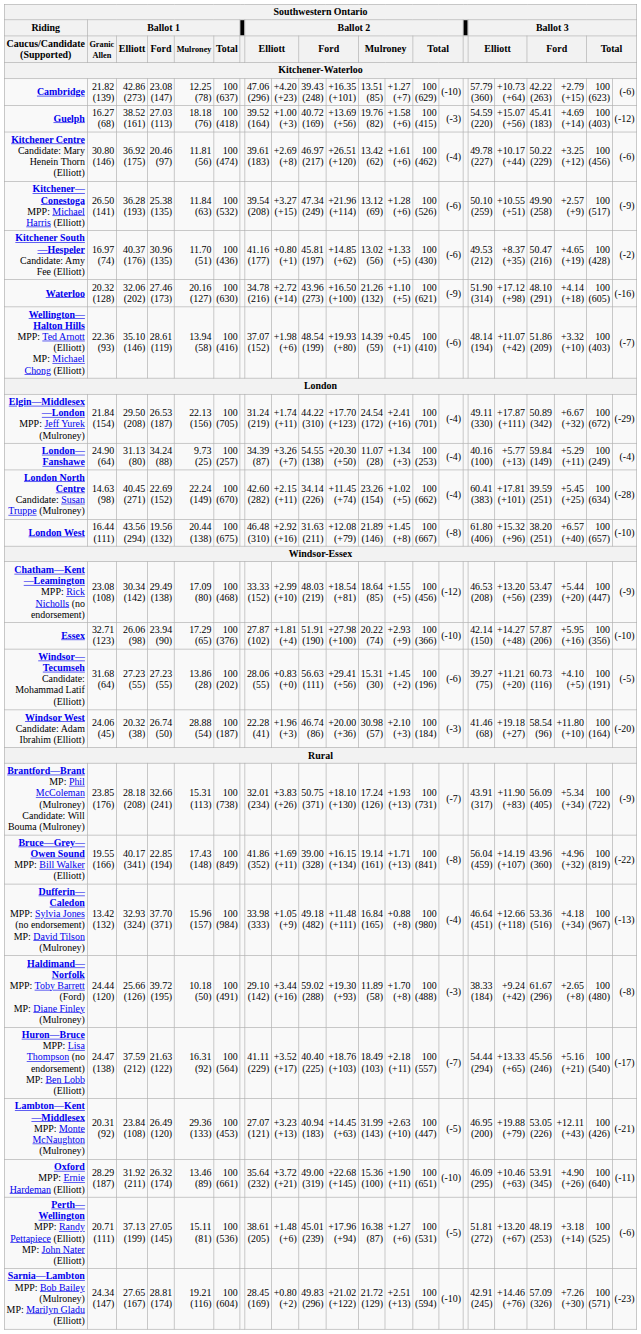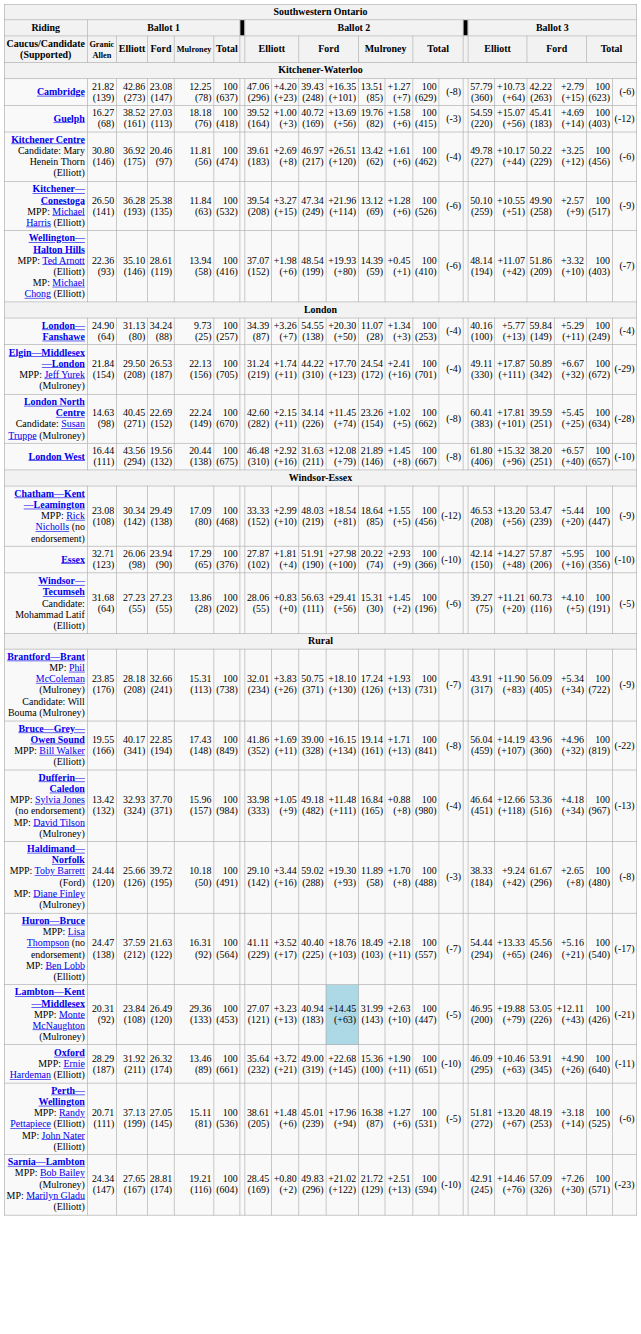(451, 92) (-10) -> (454, 92) (-8)
- row: (50, 255)
- row: (65, 293)
rows swapped: (47, 418) <-> (63, 456)
(454, 494) (-4) -> (454, 418) (-8)
- row: (50, 728)
(342, 1129) no background -> (342, 1014) lightblue background
